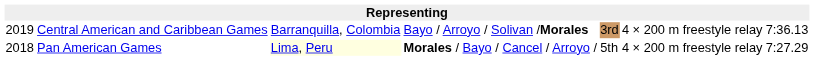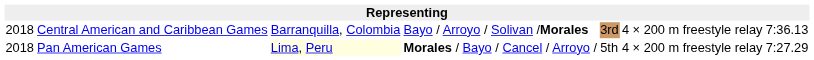(20, 30) 2019 -> (20, 30) 2018
